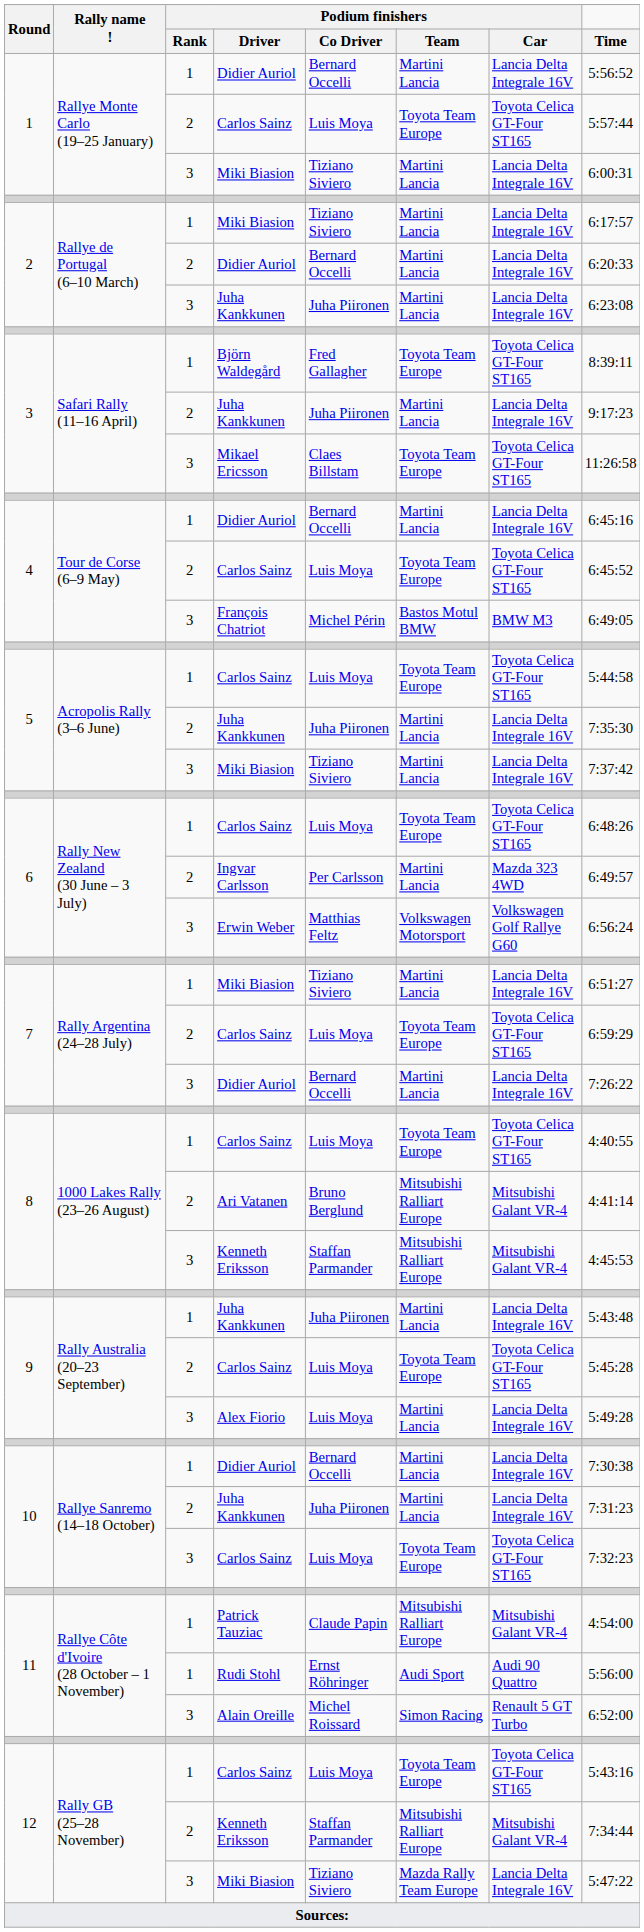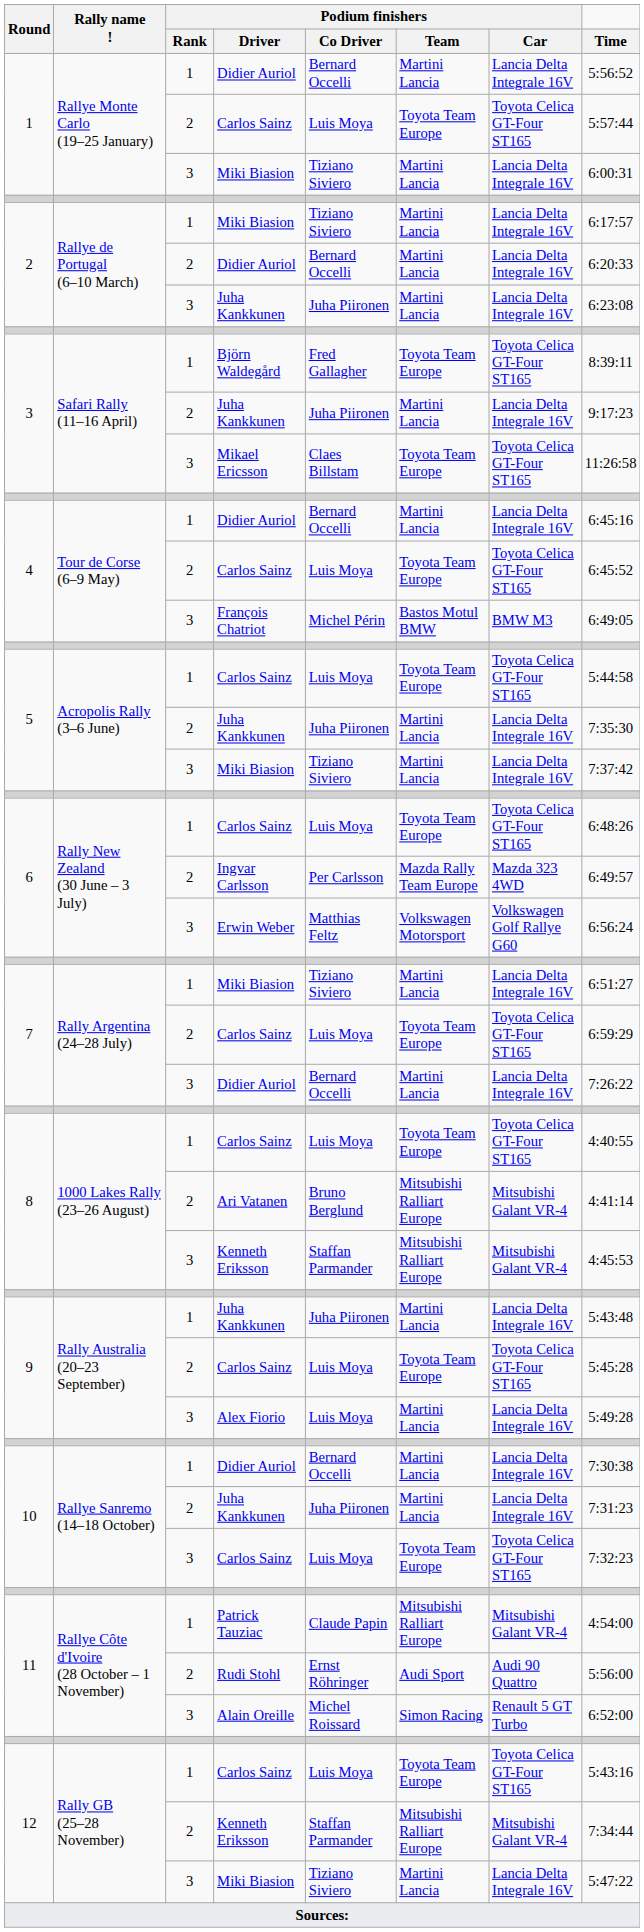(421, 877) Martini Lancia -> (438, 877) Mazda Rally Team Europe
(190, 1674) 1 -> (190, 1674) 2
(438, 1882) Mazda Rally Team Europe -> (421, 1882) Martini Lancia
